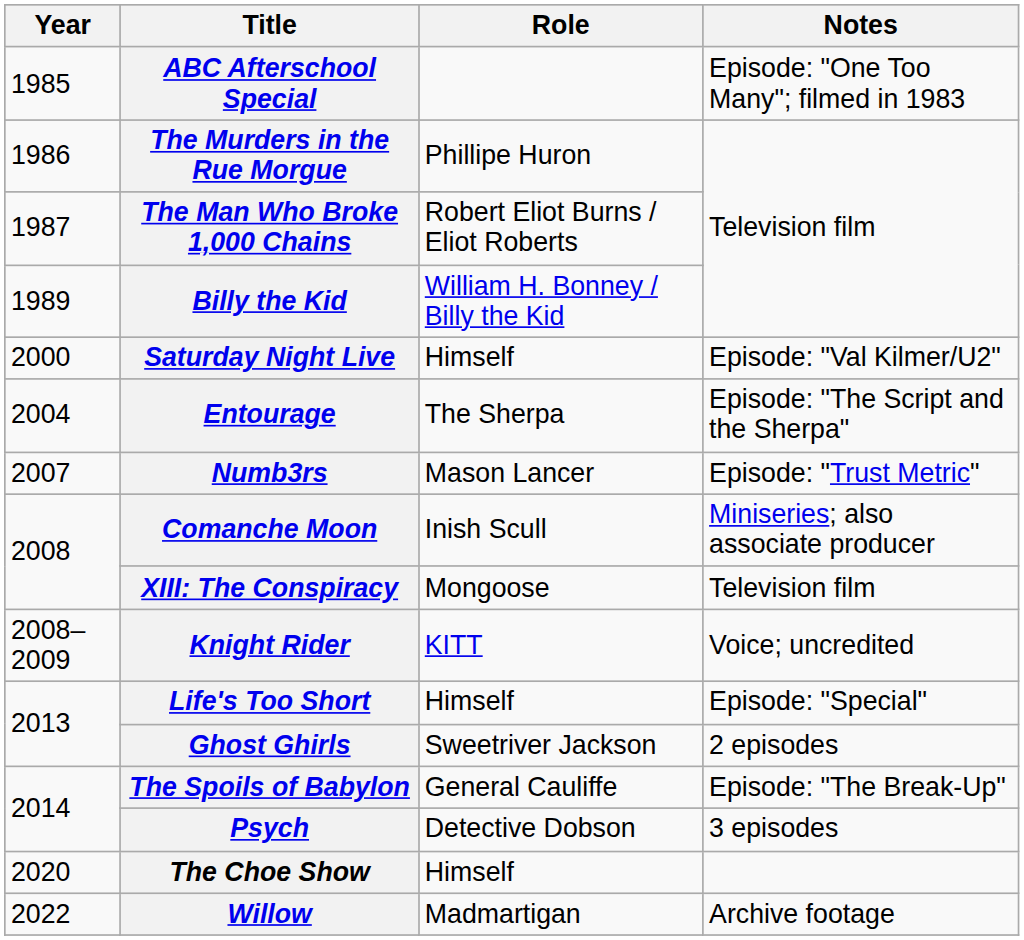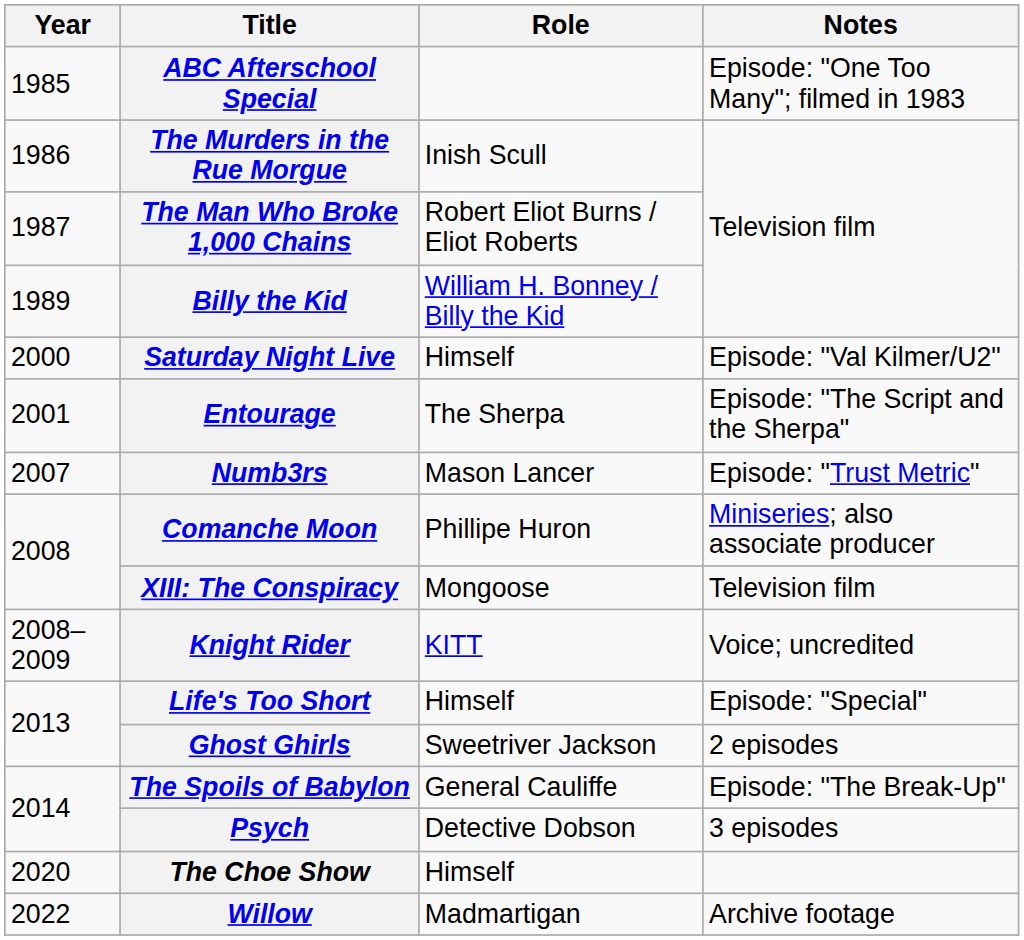(508, 155) Phillipe Huron -> (486, 155) Inish Scull
(41, 415) 2004 -> (41, 415) 2001
(486, 530) Inish Scull -> (508, 530) Phillipe Huron
